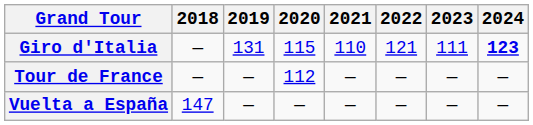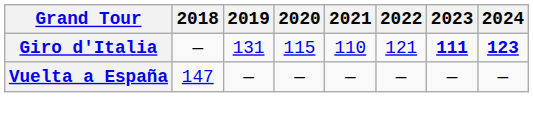(452, 48) normal -> (452, 48) bold
- row: (88, 77)
